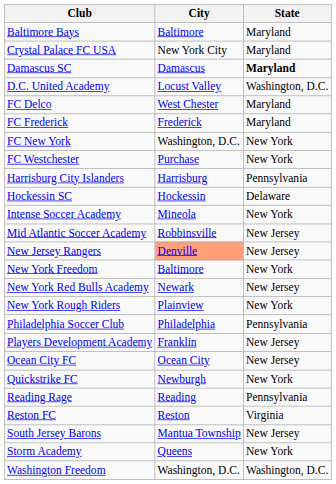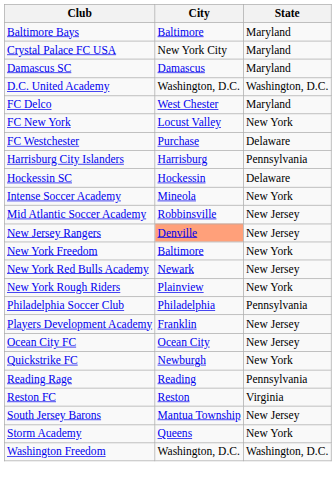(271, 68) bold -> (268, 68) normal
(189, 86) Locust Valley -> (199, 86) Washington, D.C.
- row: (38, 123)
(199, 141) Washington, D.C. -> (189, 123) Locust Valley
(269, 159) New York -> (268, 141) Delaware
